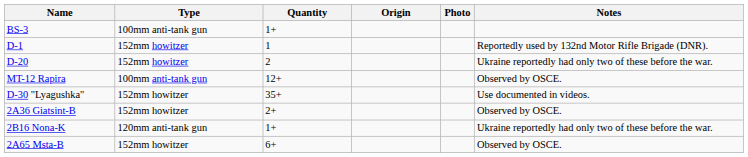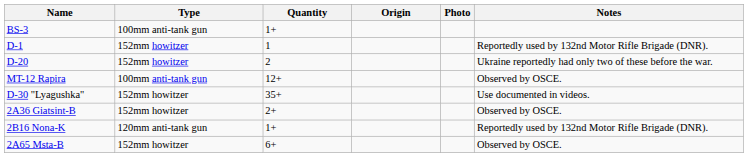(595, 128) Ukraine reportedly had only two of these before the war. -> (593, 128) Reportedly used by 132nd Motor Rifle Brigade (DNR).
